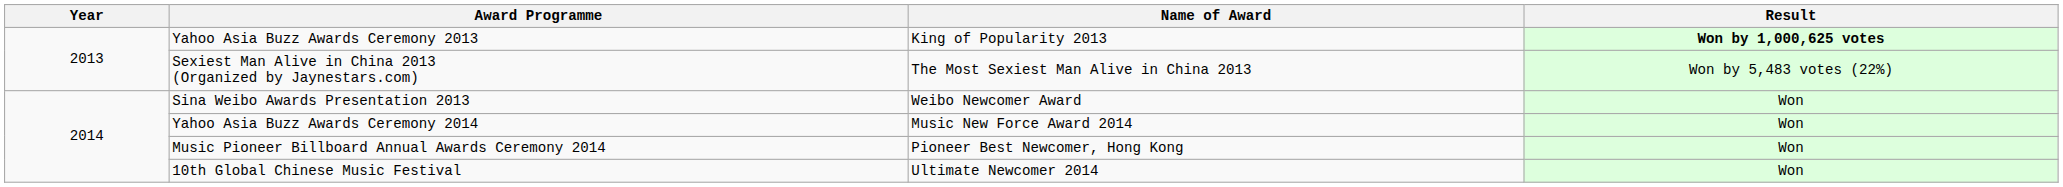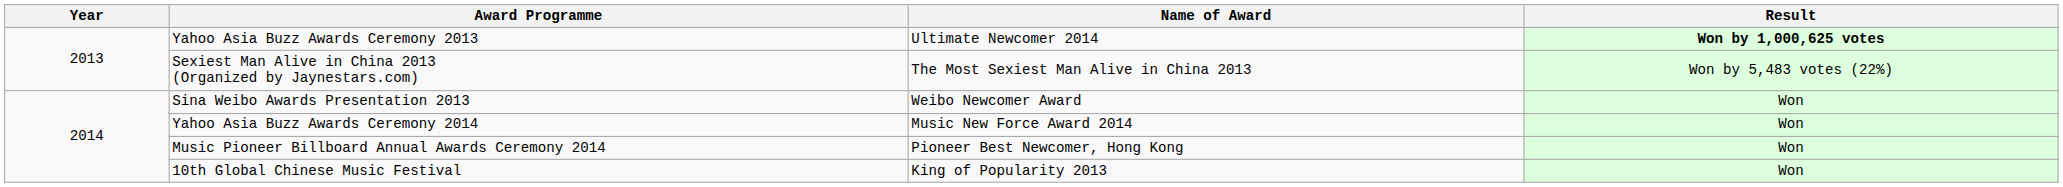(1009, 39) King of Popularity 2013 -> (1005, 39) Ultimate Newcomer 2014
(1005, 171) Ultimate Newcomer 2014 -> (1009, 171) King of Popularity 2013
